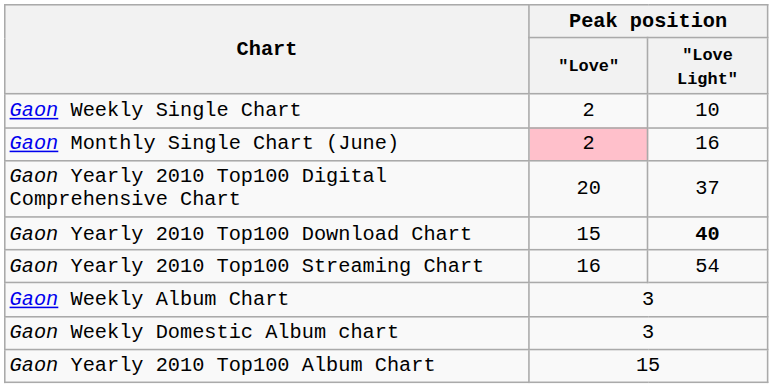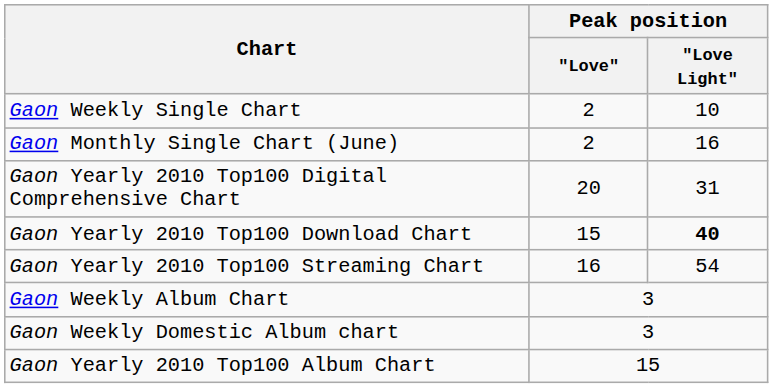(589, 144) pink background -> (589, 144) no background
(707, 189) 37 -> (707, 189) 31
